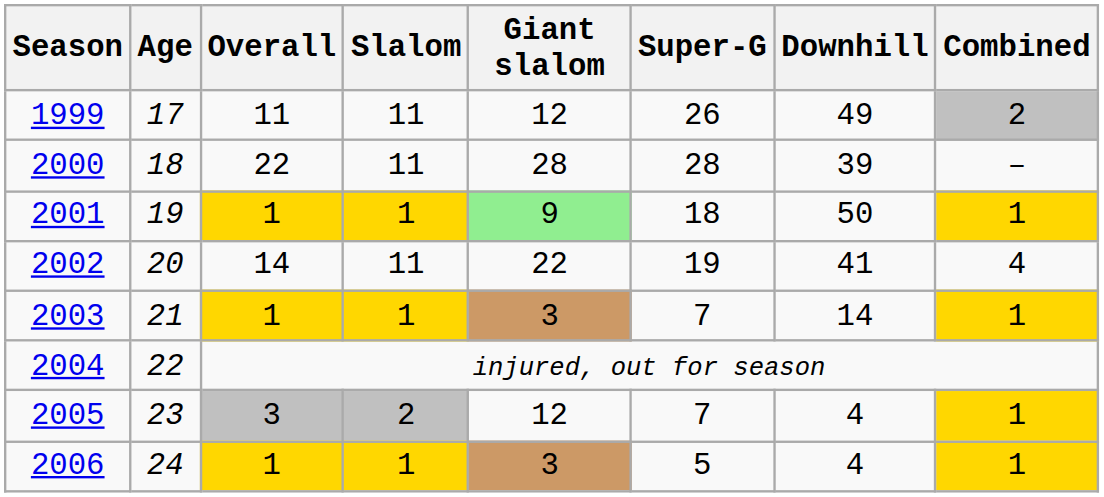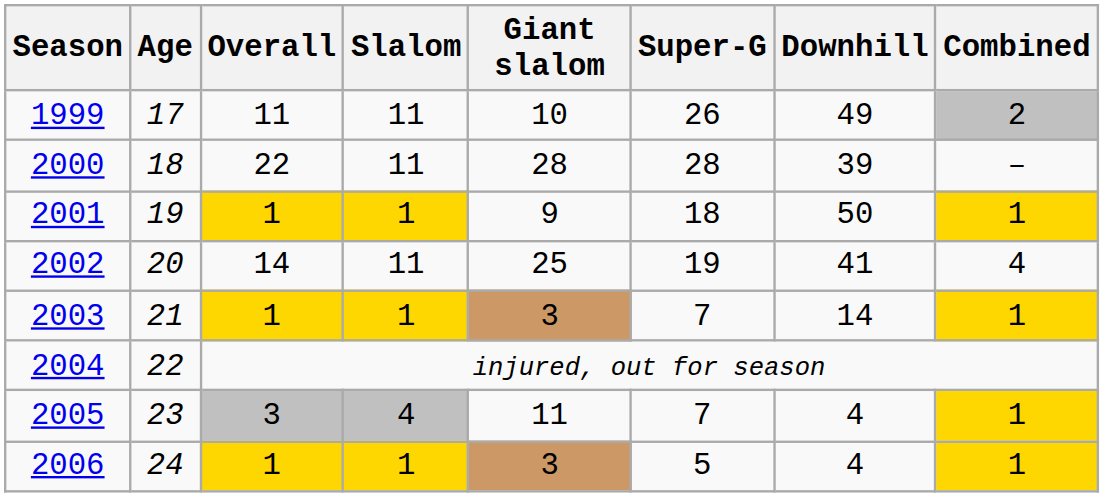(550, 116) 12 -> (550, 116) 10
(550, 216) lightgreen background -> (550, 216) no background
(550, 266) 22 -> (550, 266) 25
(406, 416) 2 -> (406, 416) 4
(550, 416) 12 -> (550, 416) 11
